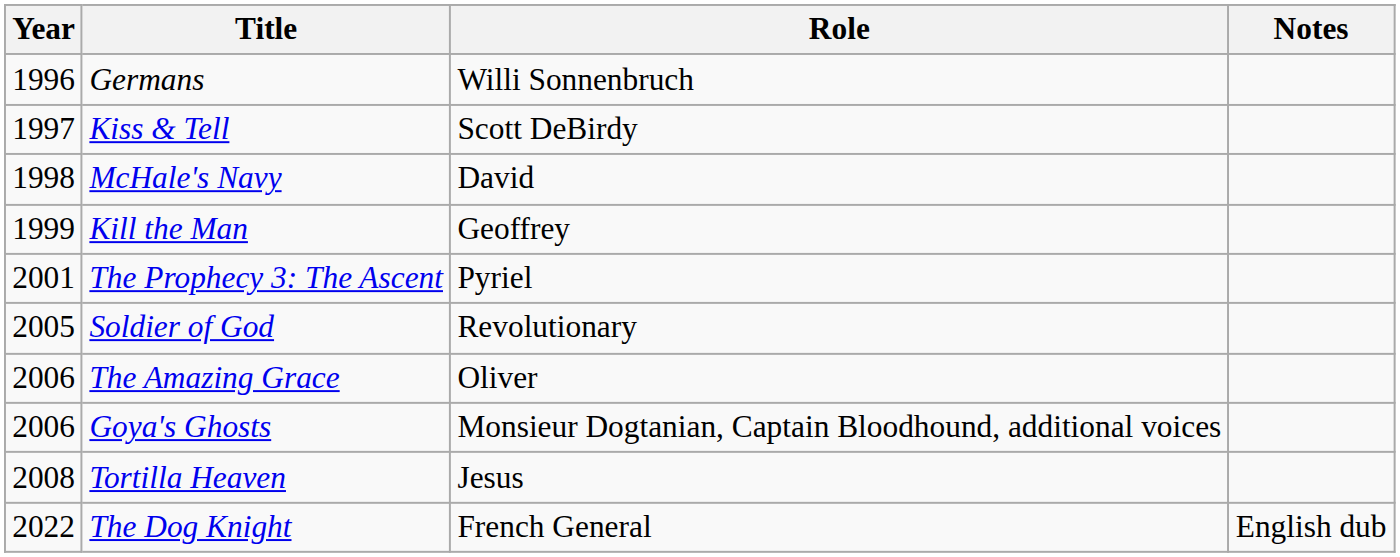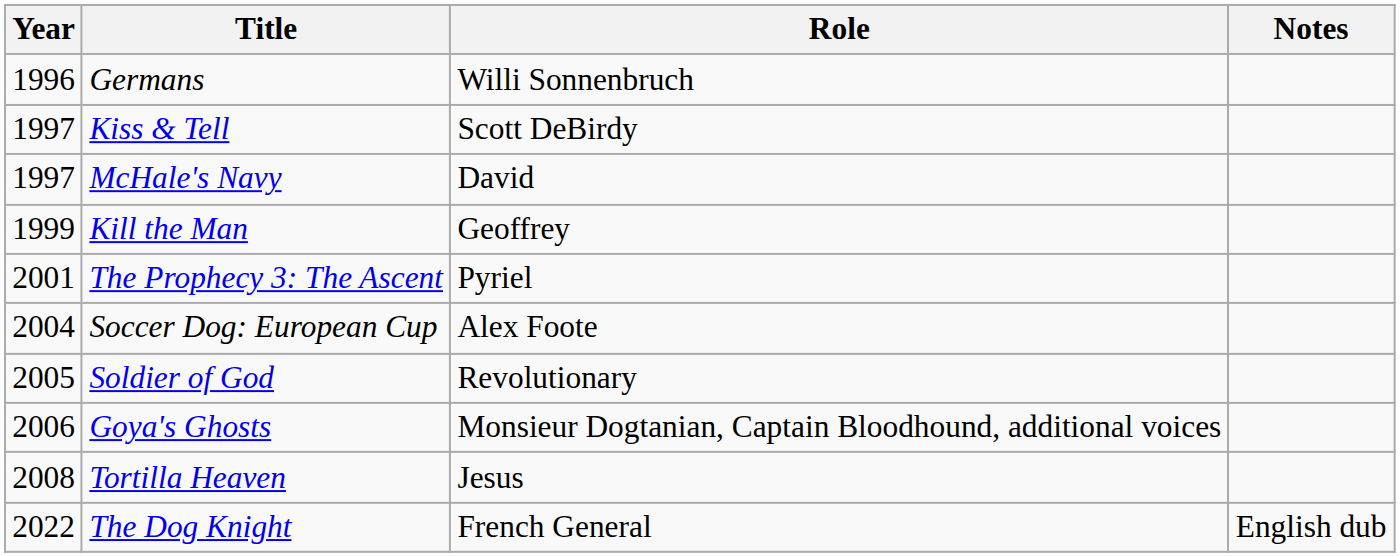(44, 178) 1998 -> (44, 178) 1997
+ row: (263, 327)
- row: (215, 377)
